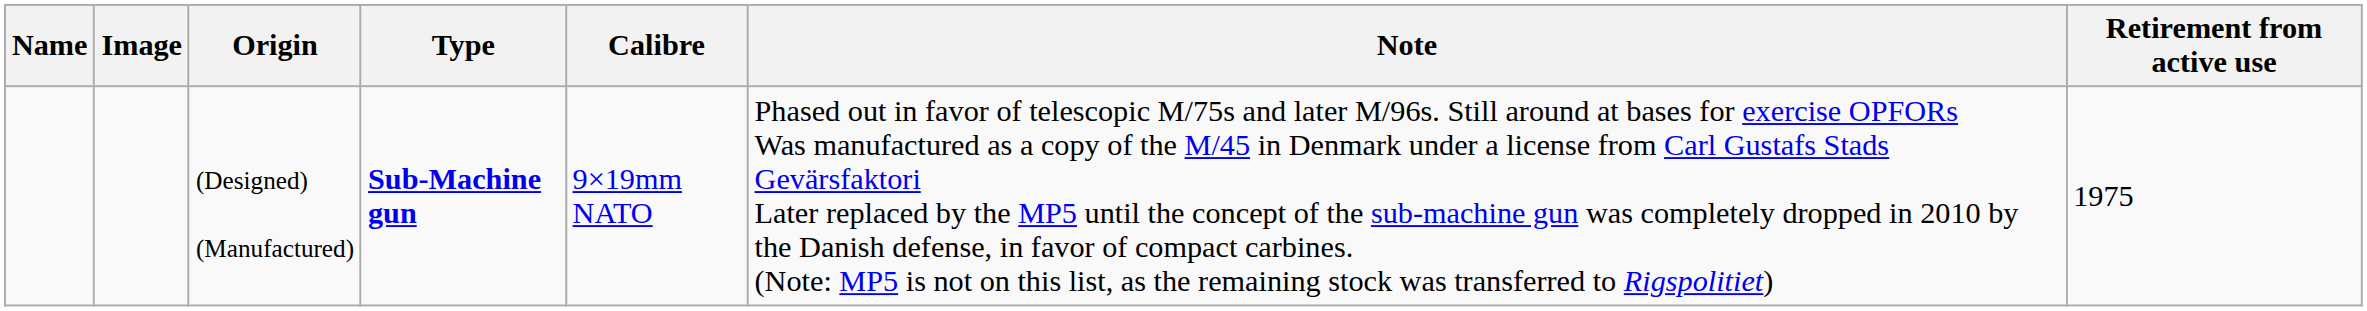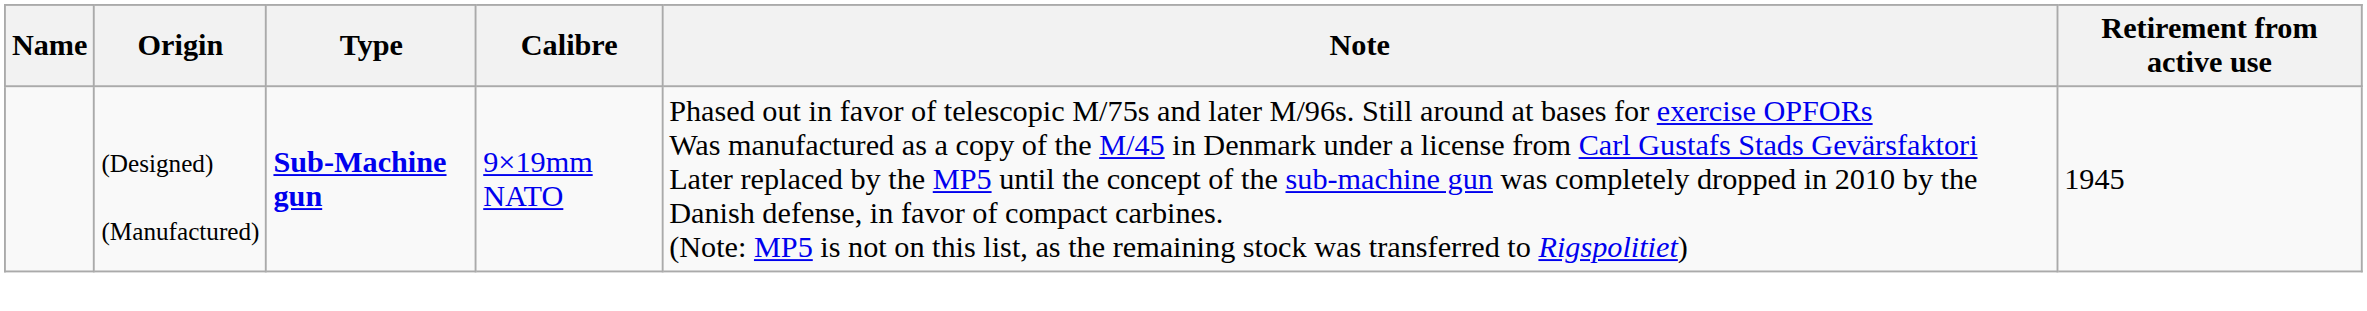- column: (142, 45)
(2103, 195) 1975 -> (2094, 178) 1945
